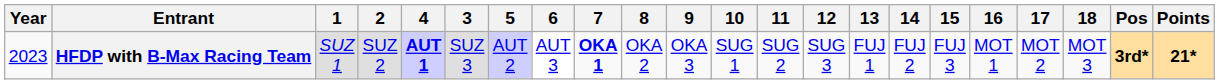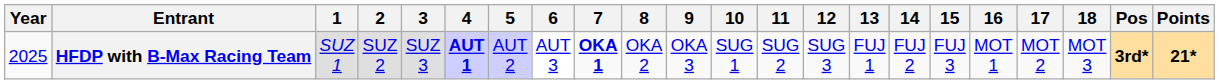columns swapped: (467, 18) <-> (424, 18)
(28, 55) 2023 -> (28, 55) 2025
